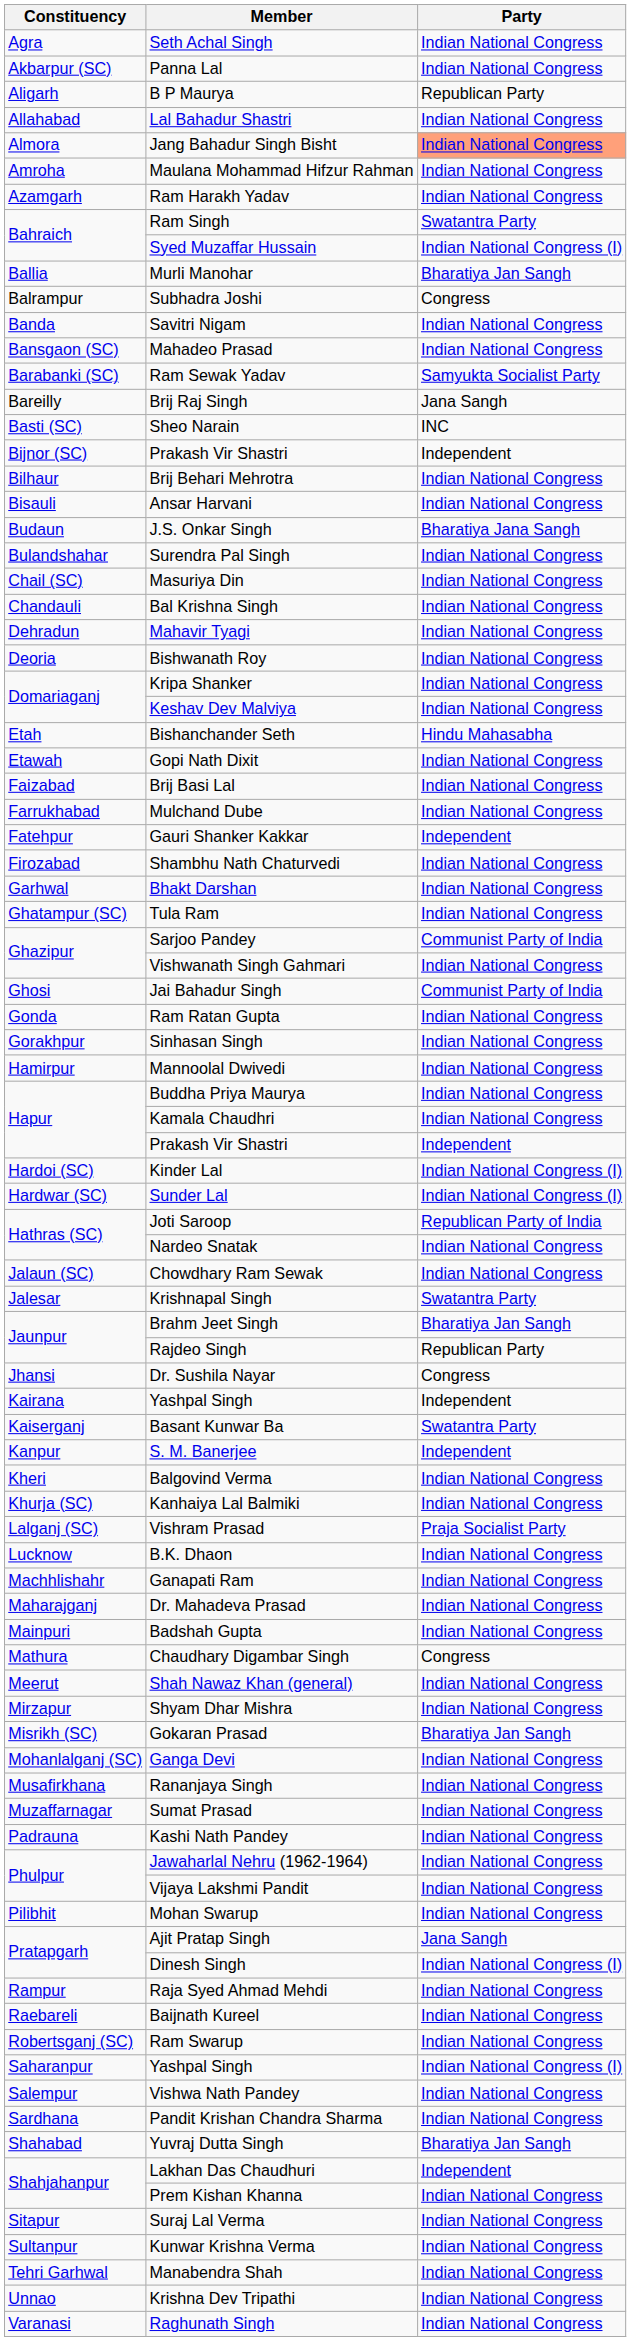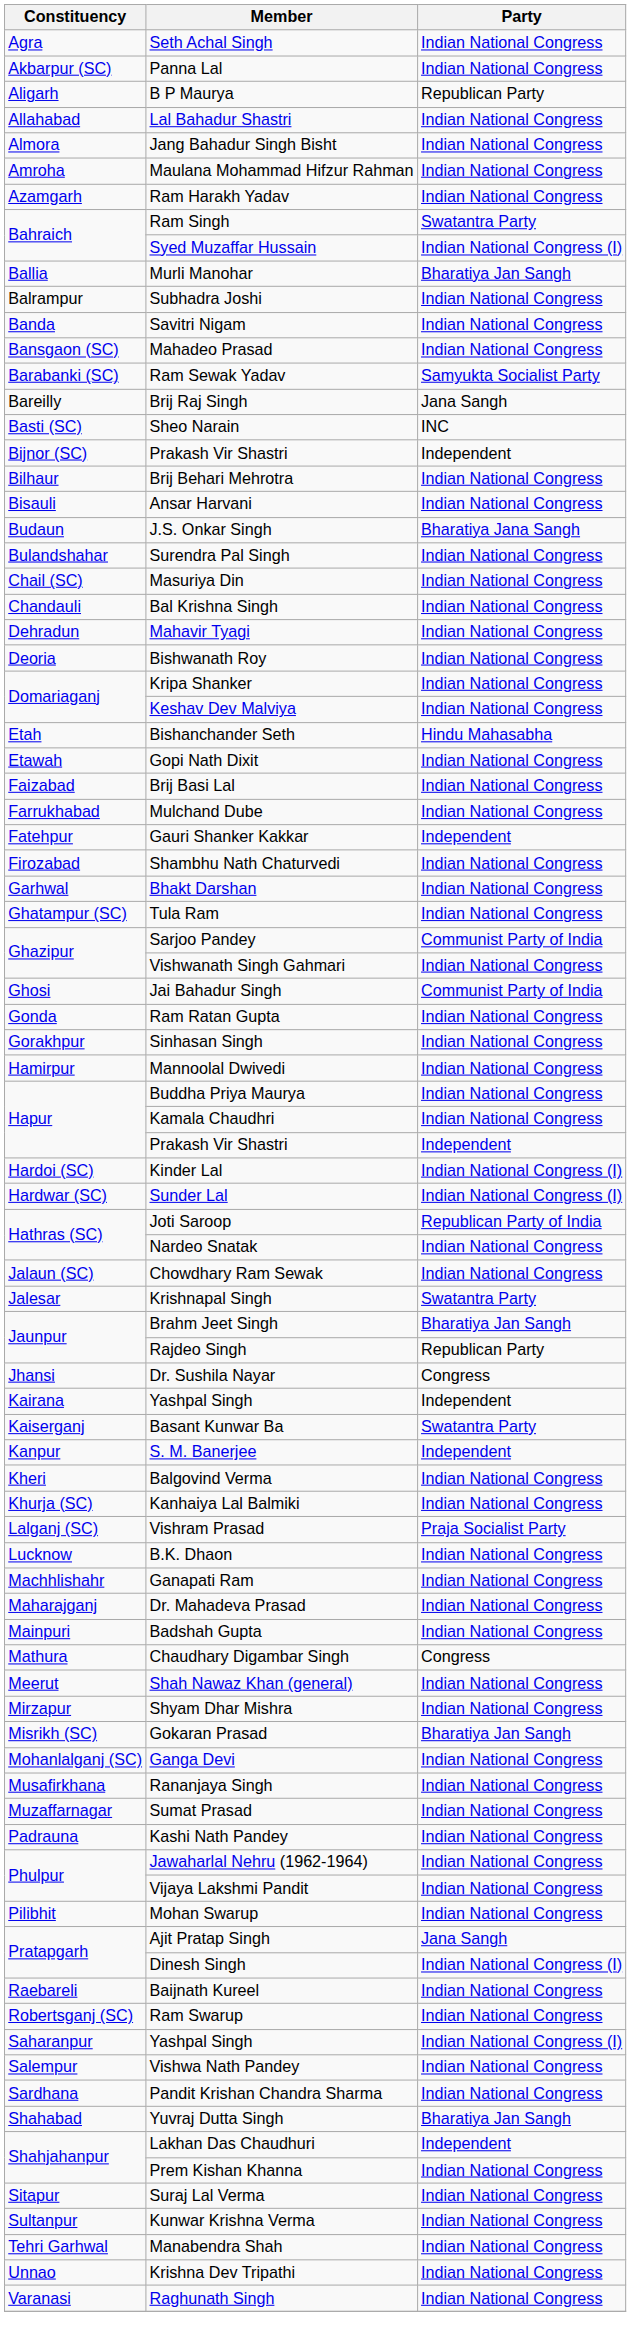(512, 145) lightsalmon background -> (512, 145) no background
(456, 299) Congress -> (512, 299) Indian National Congress
- row: (37, 1990)
